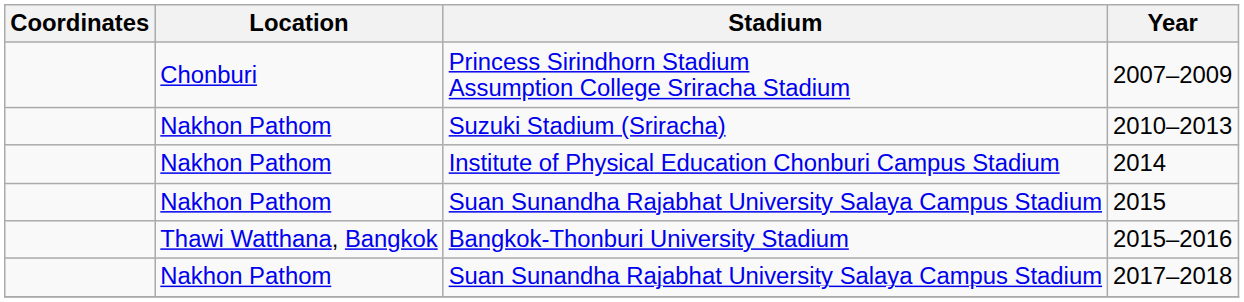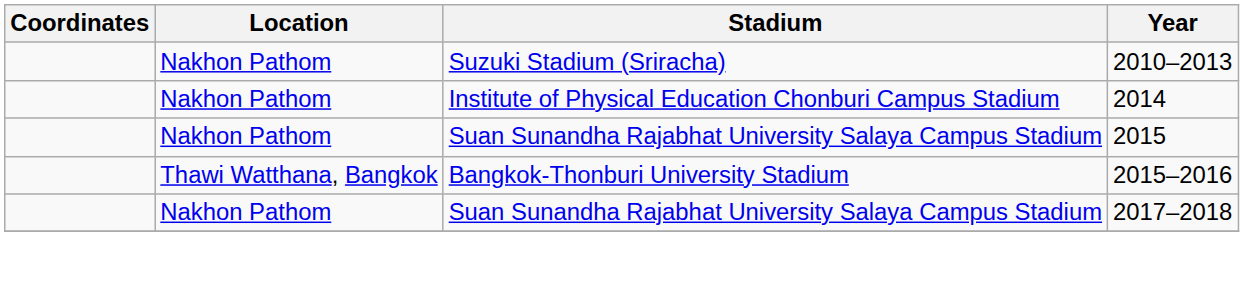- row: (1173, 74)
